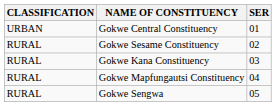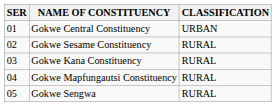columns swapped: (259, 12) <-> (50, 12)
